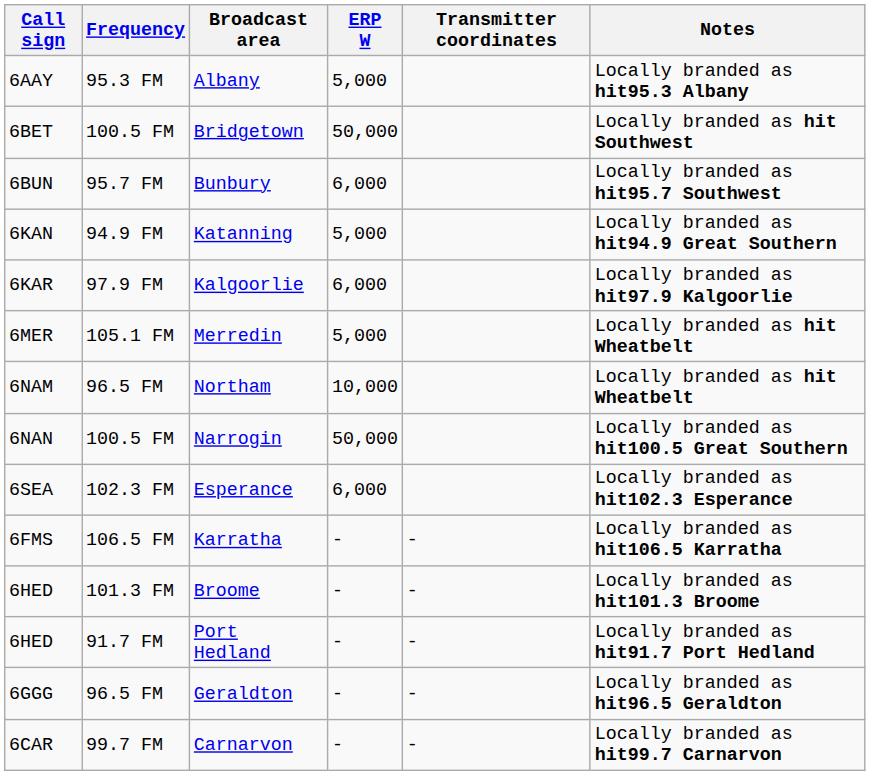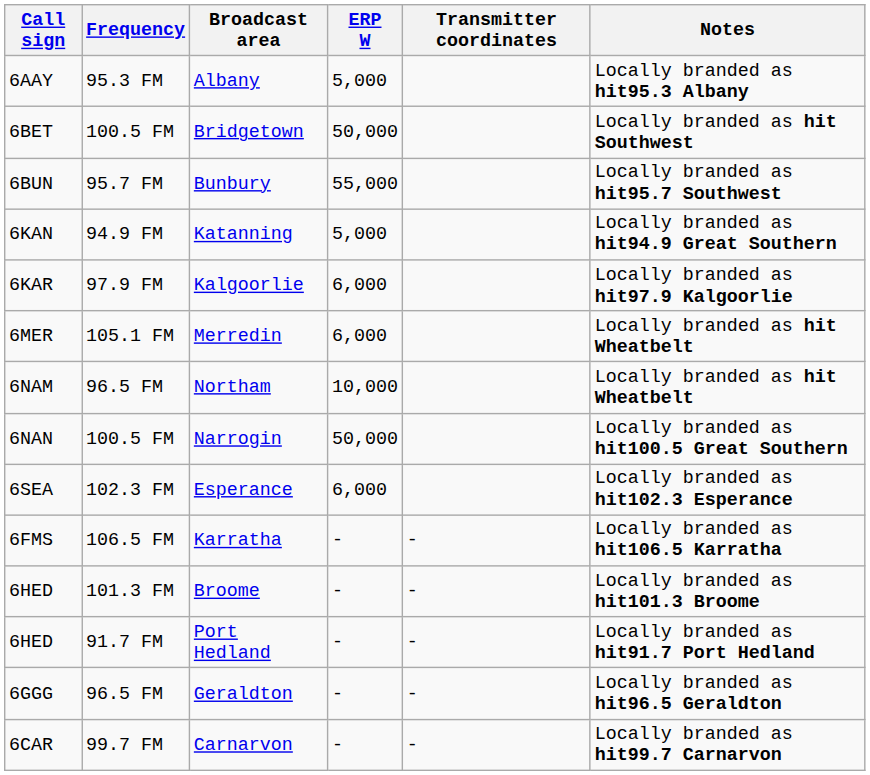(360, 183) 6,000 -> (365, 183) 55,000
(360, 336) 5,000 -> (360, 336) 6,000
